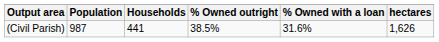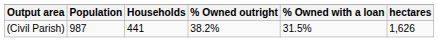(205, 28) 38.5% -> (205, 28) 38.2%
(297, 28) 31.6% -> (297, 28) 31.5%
